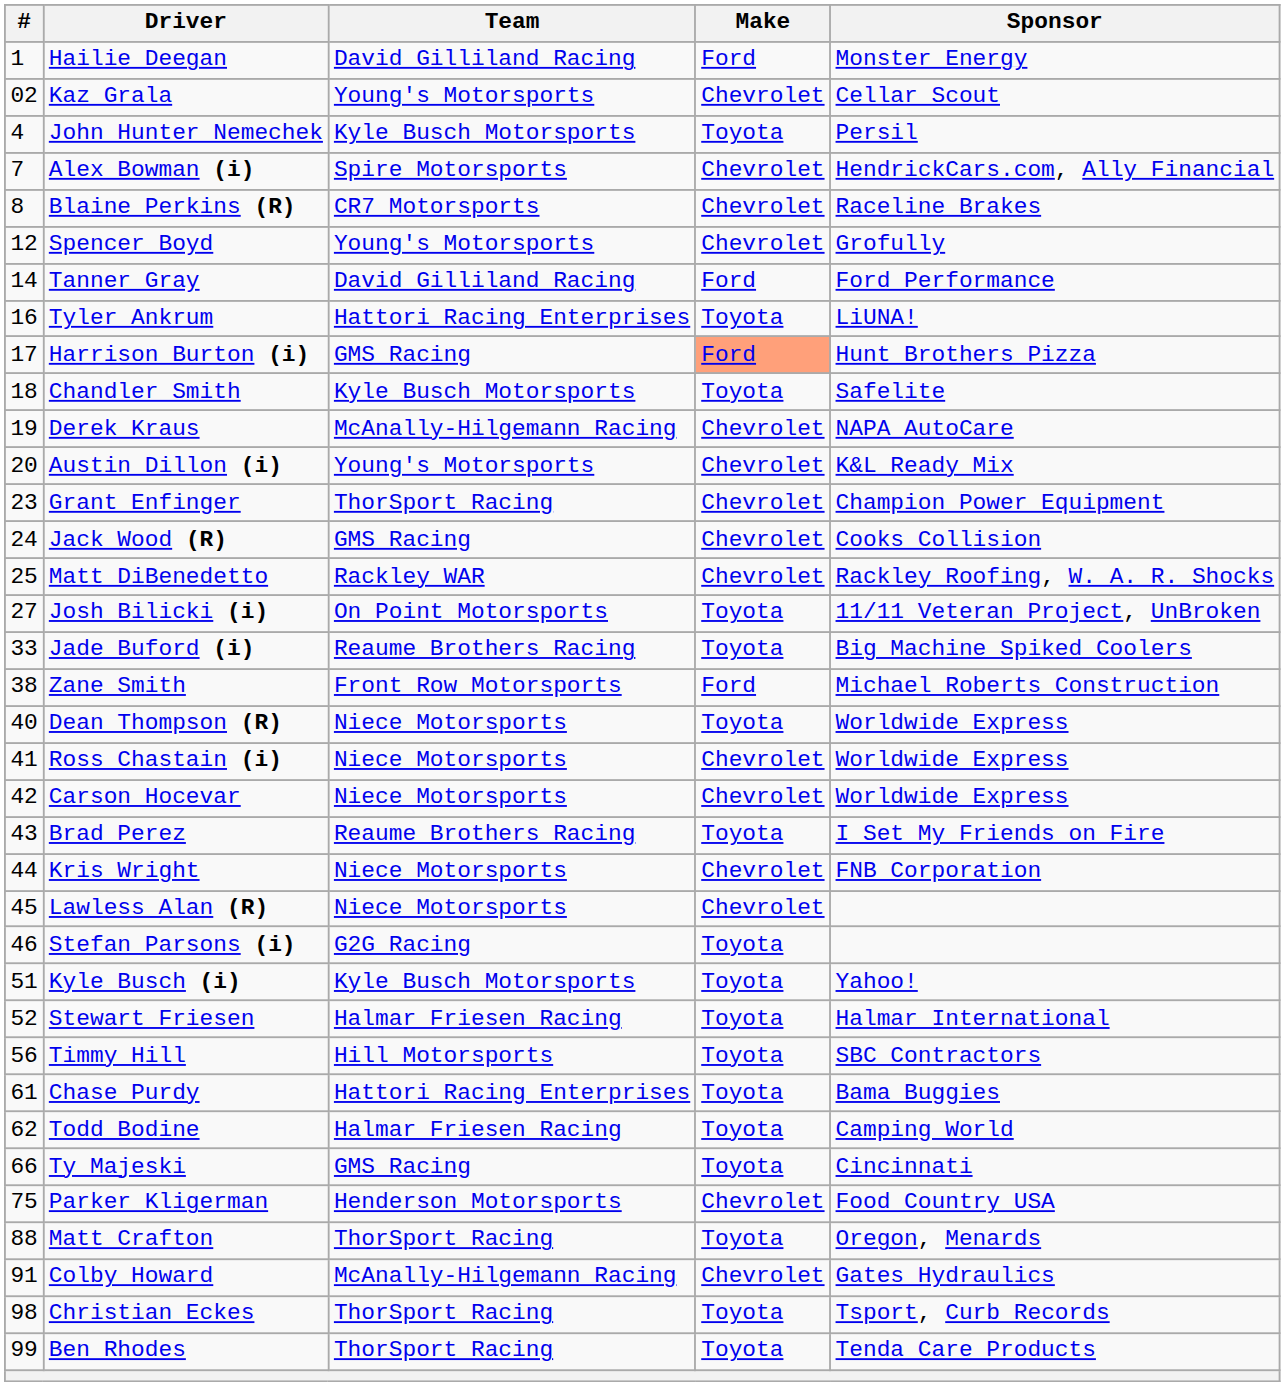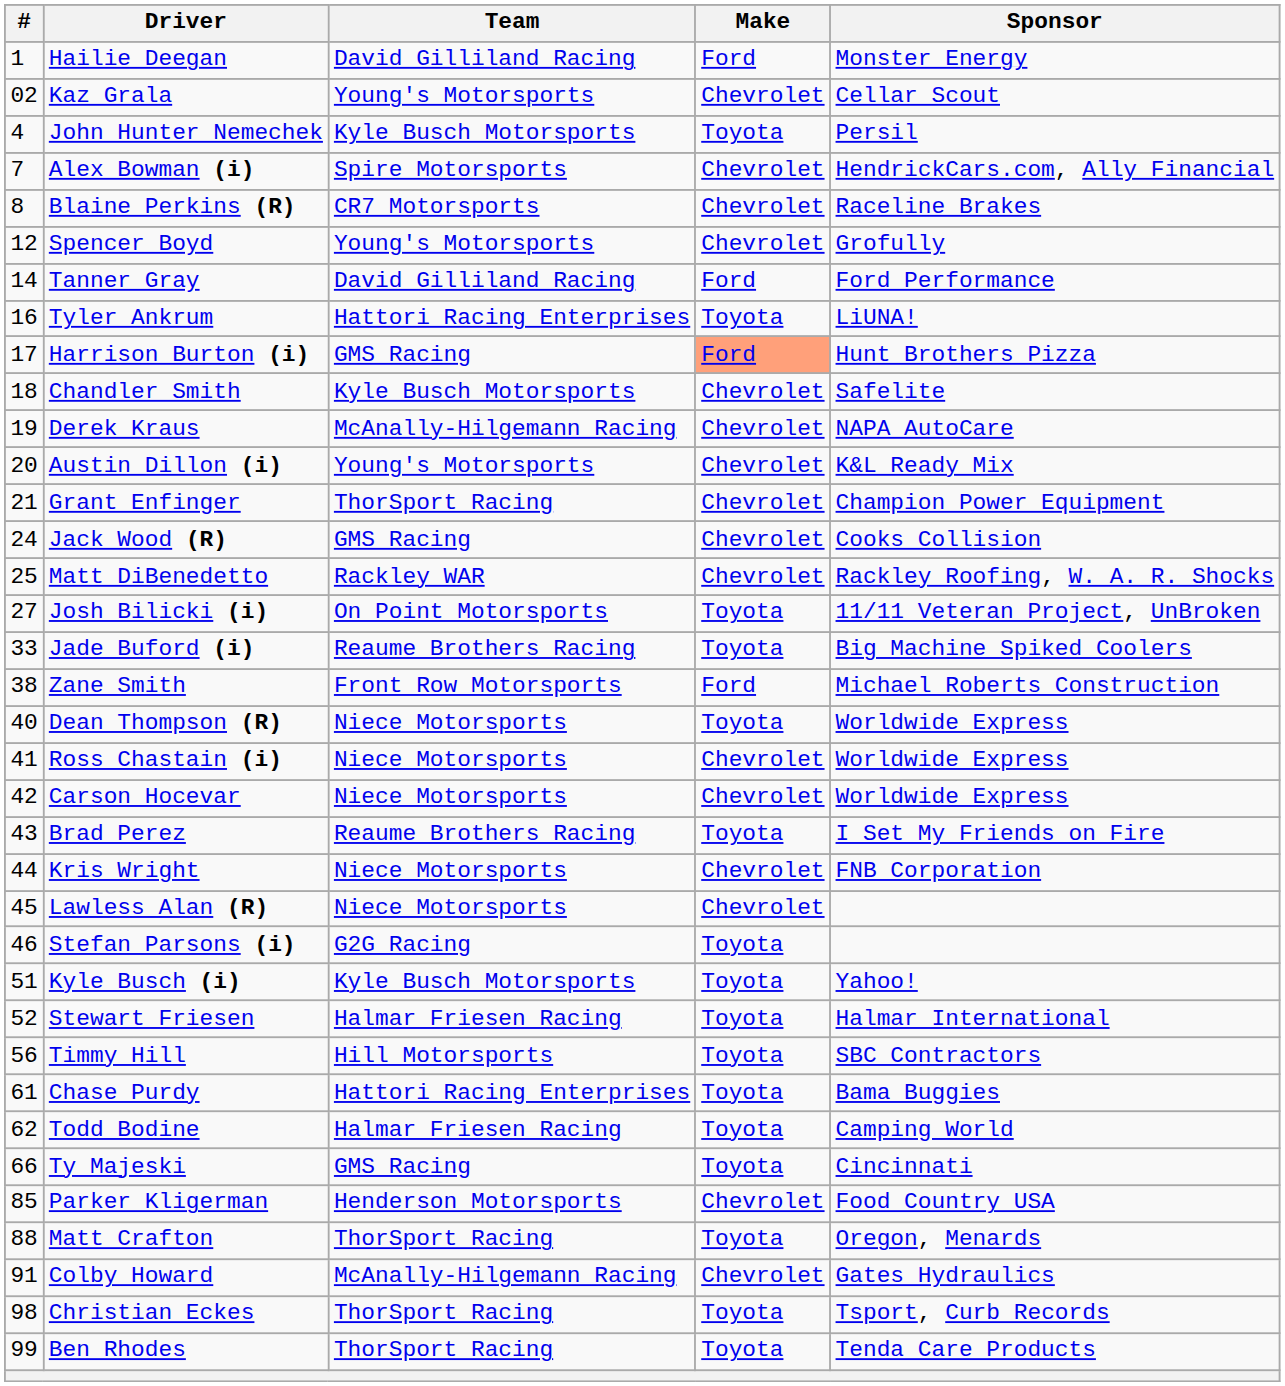(742, 393) Toyota -> (763, 393) Chevrolet
(24, 503) 23 -> (24, 503) 21
(24, 1204) 75 -> (24, 1204) 85
